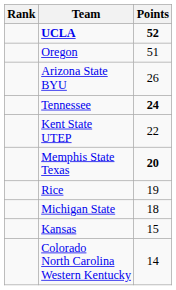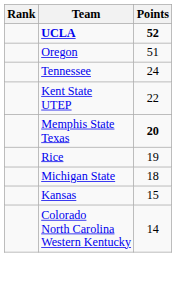- row: (74, 78)
(153, 104) bold -> (153, 71) normal
